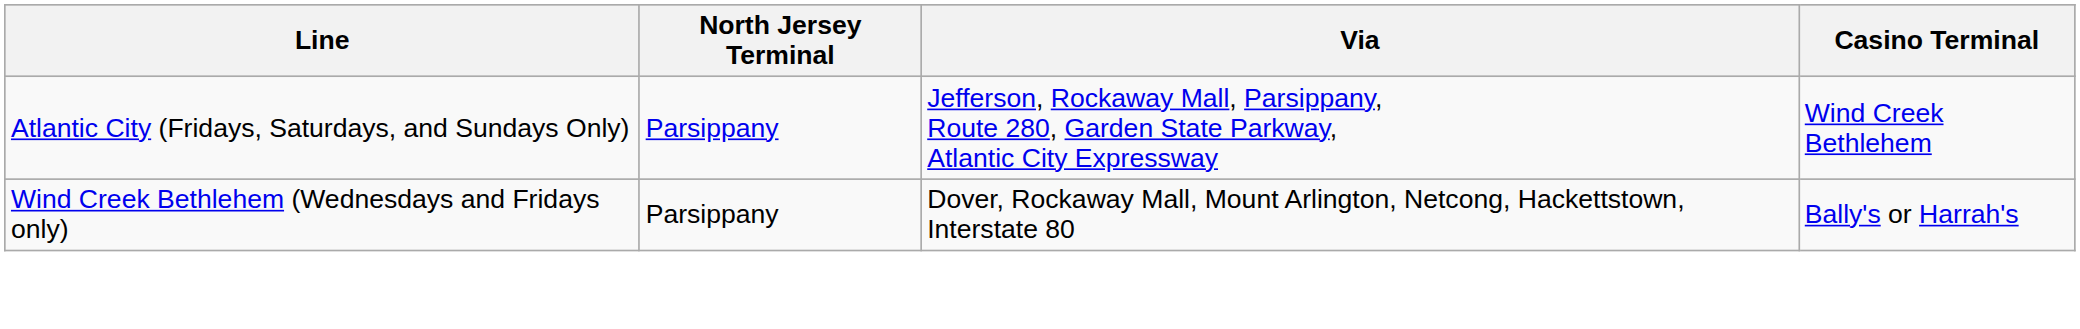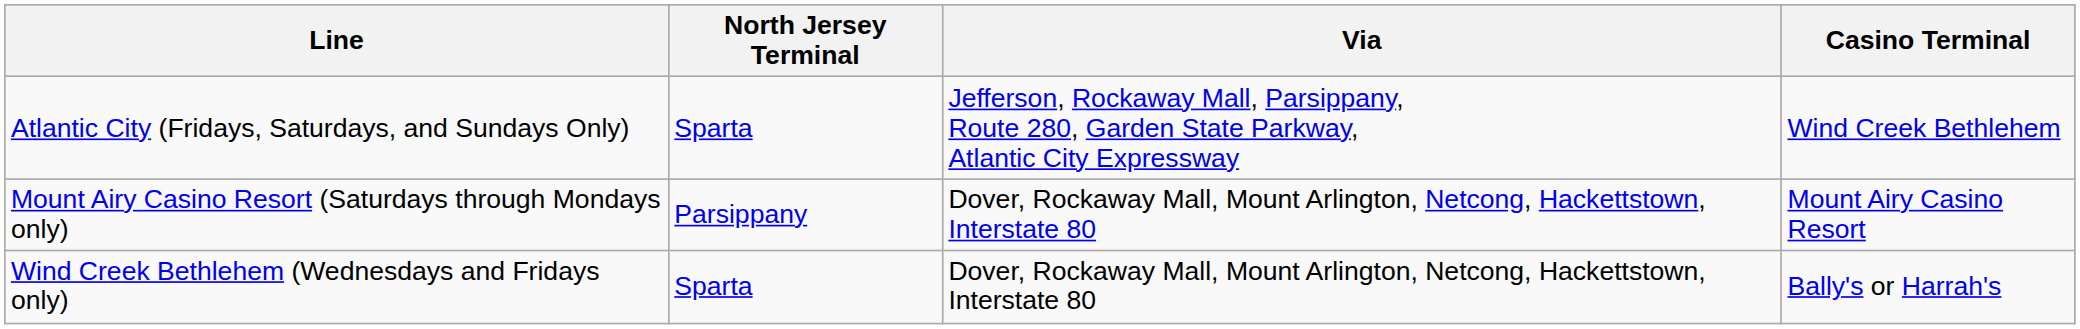(712, 127) Parsippany -> (713, 127) Sparta
+ row: (336, 214)
(712, 214) Parsippany -> (713, 286) Sparta
